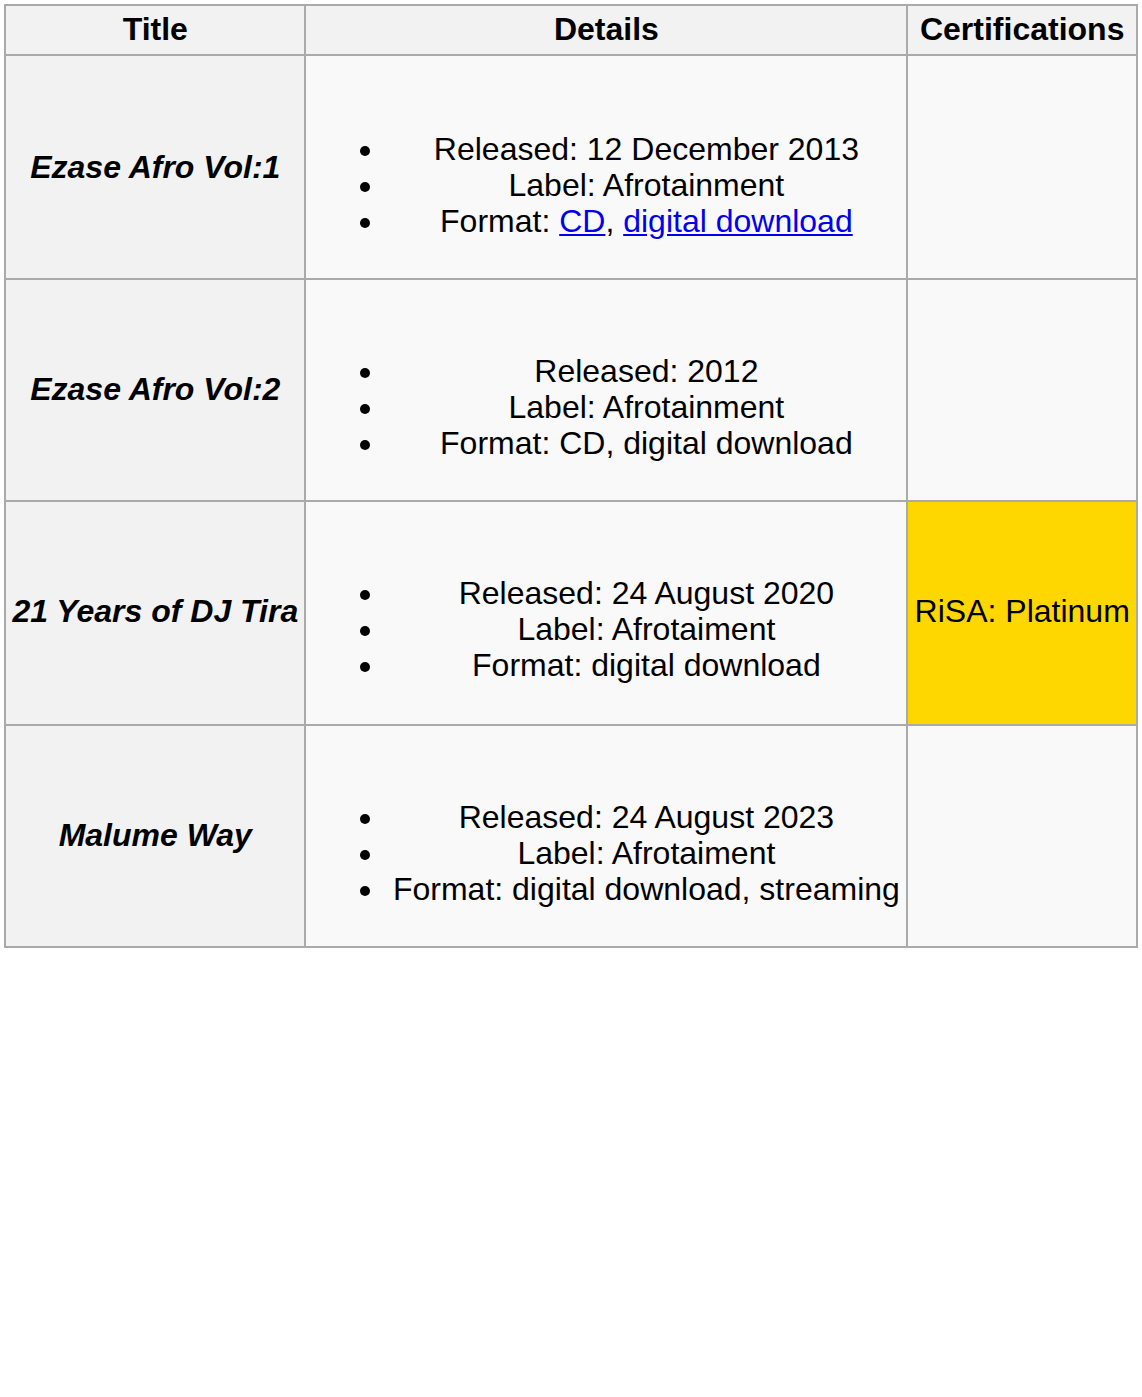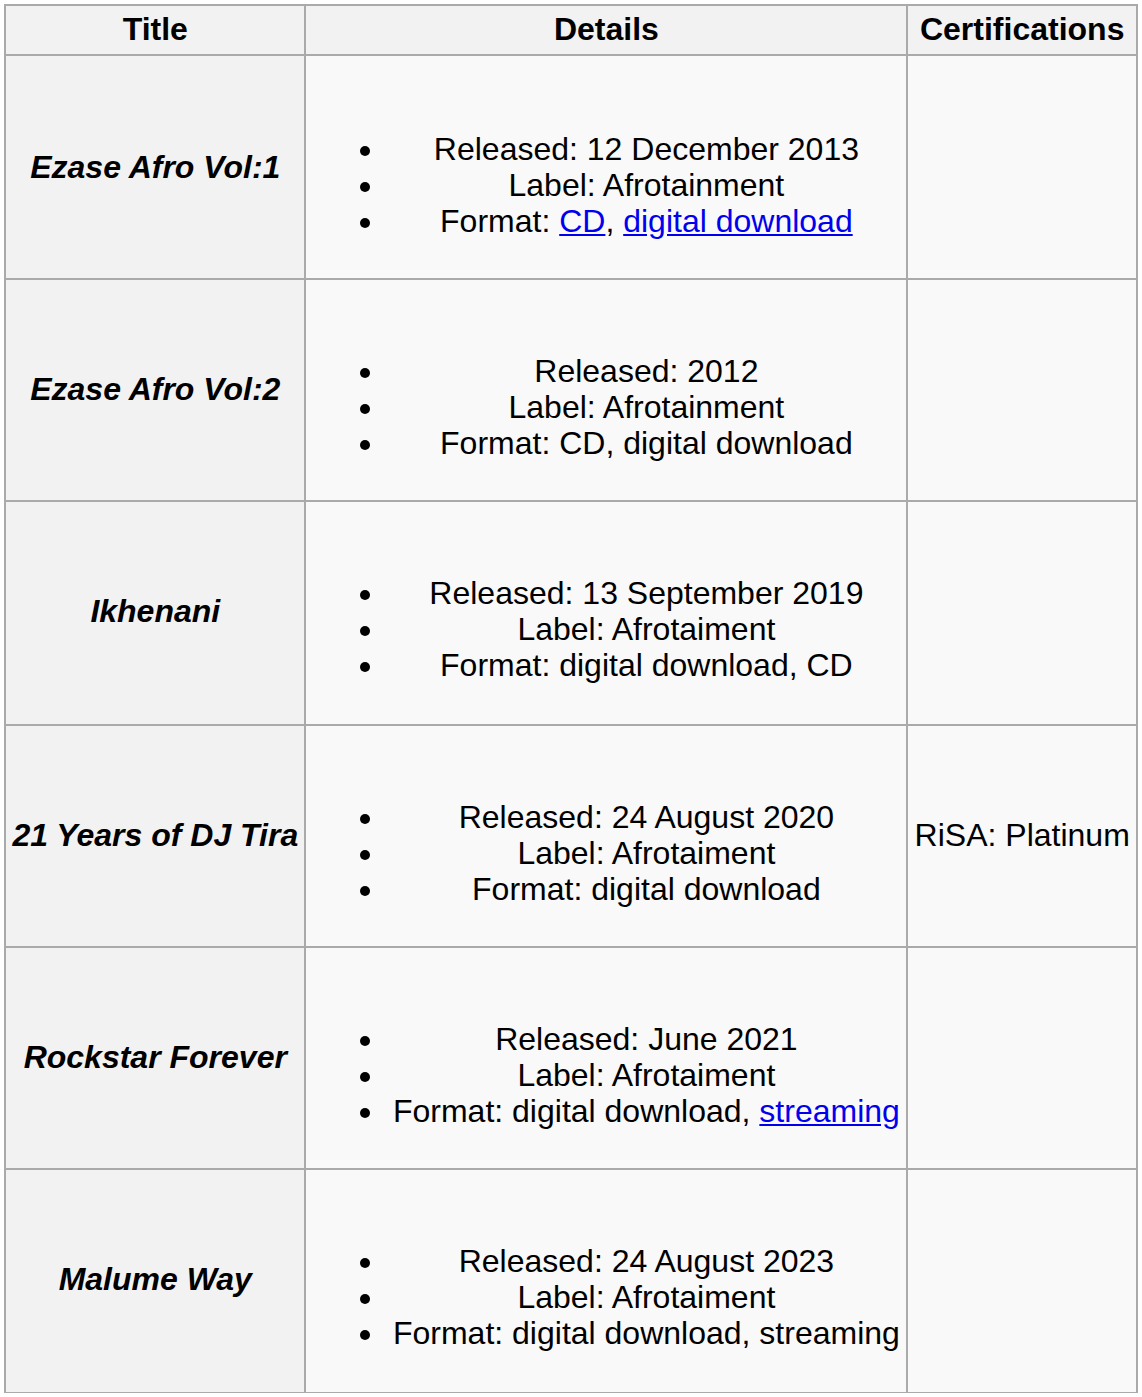+ row: (155, 612)
(1022, 612) gold background -> (1022, 834) no background
+ row: (155, 1057)
